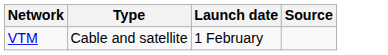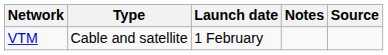+ column: (304, 15)
